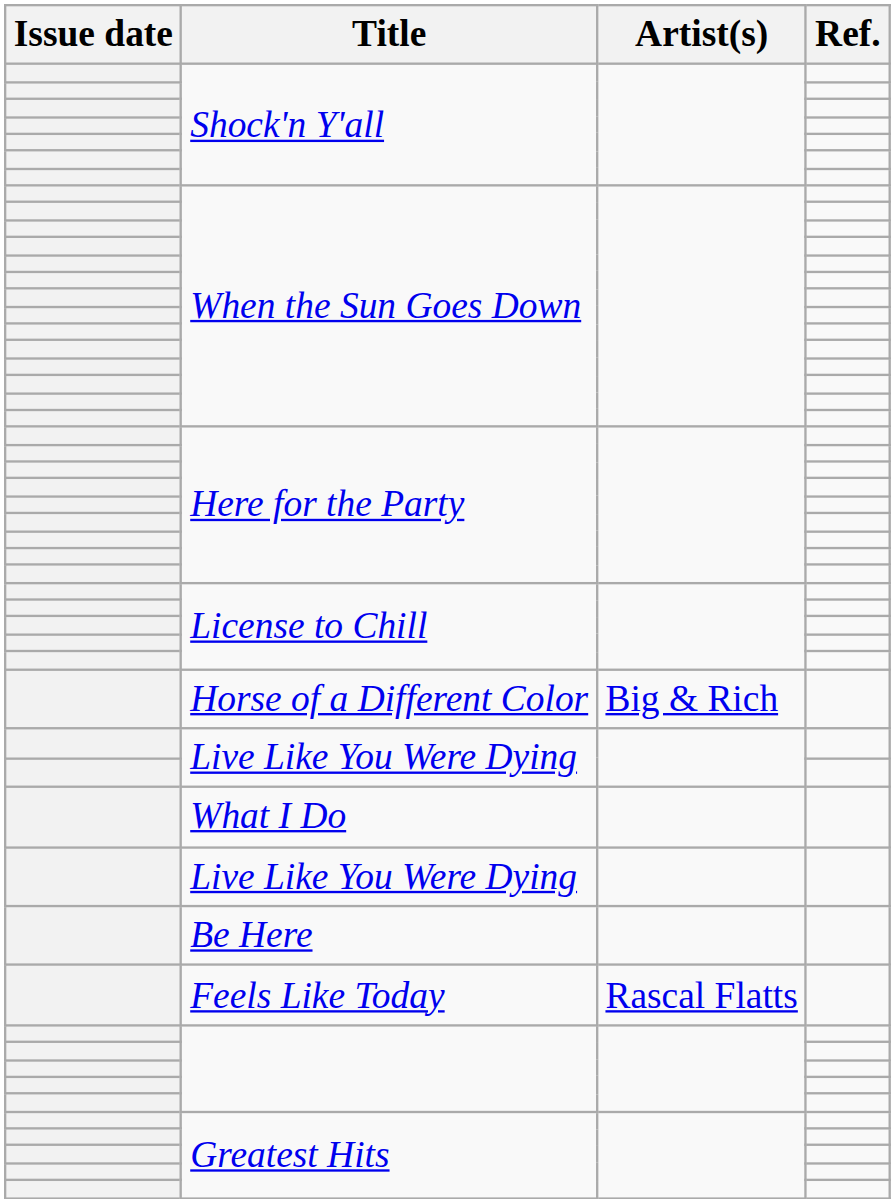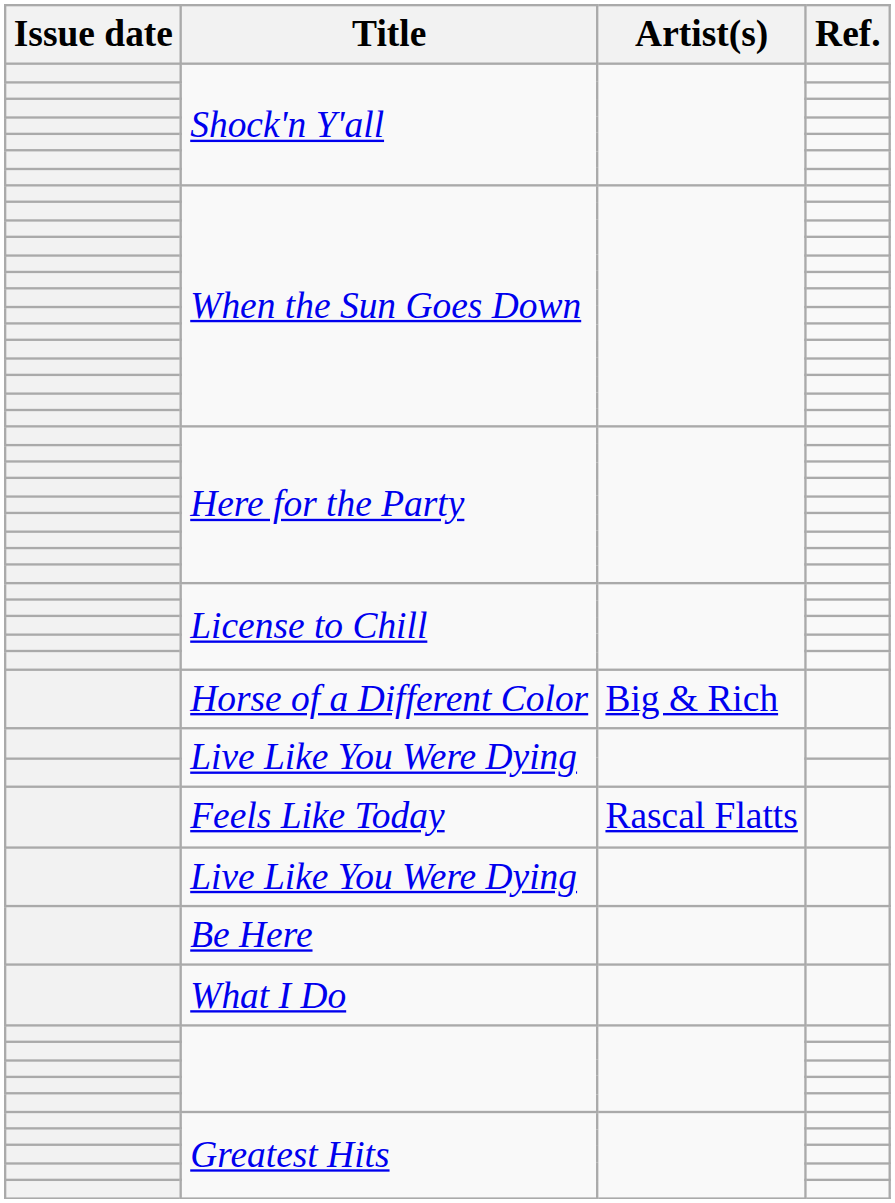rows swapped: (268, 816) <-> (317, 994)
